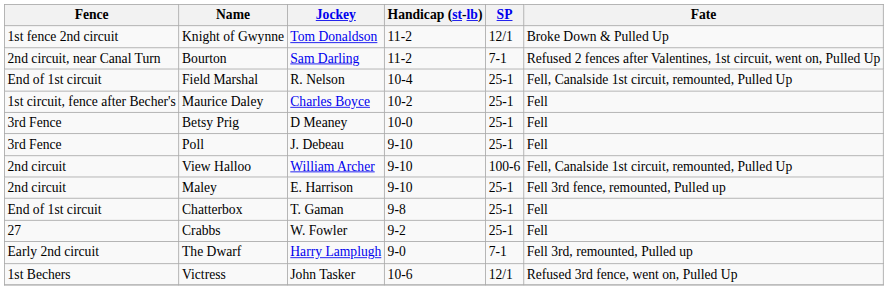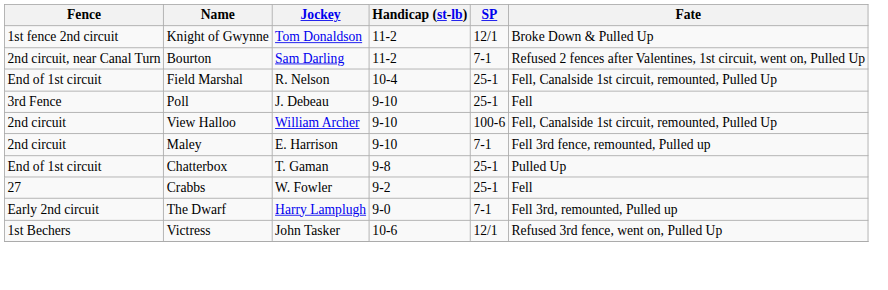- row: (223, 101)
- row: (211, 123)
(501, 187) 25-1 -> (483, 144) 7-1
(537, 209) Fell -> (539, 166) Pulled Up
